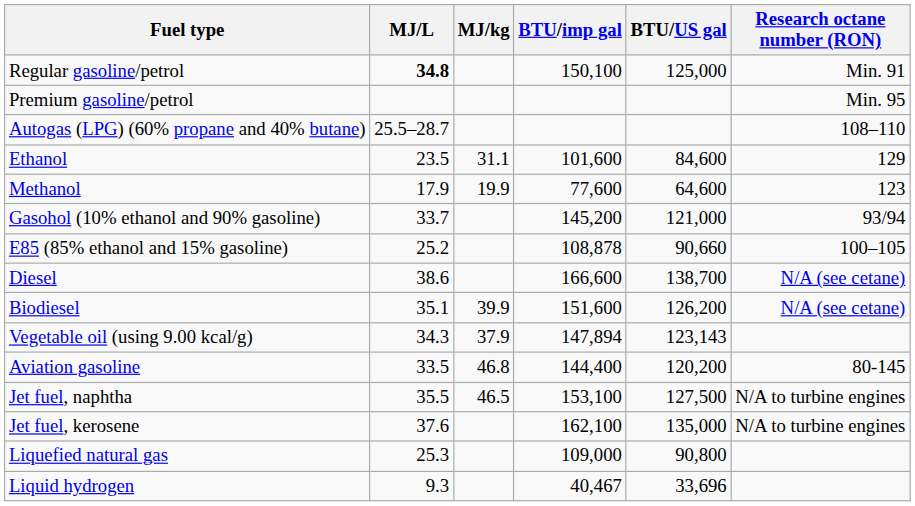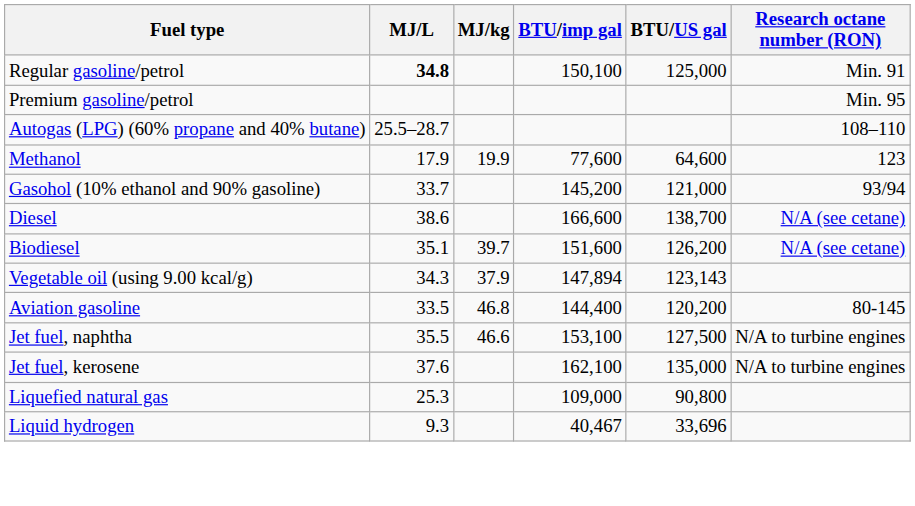- row: (38, 159)
- row: (148, 248)
(493, 307) 39.9 -> (493, 248) 39.7
(493, 396) 46.5 -> (493, 337) 46.6
